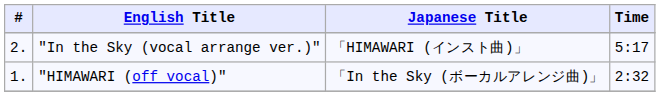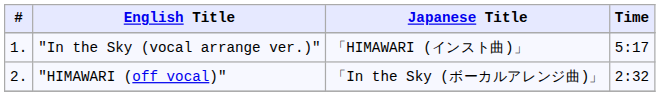(19, 47) 2. -> (19, 47) 1.
(19, 76) 1. -> (19, 76) 2.
